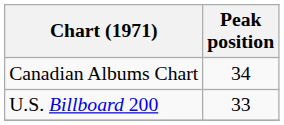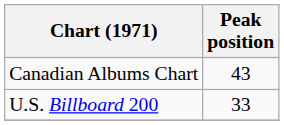(241, 73) 34 -> (241, 73) 43
